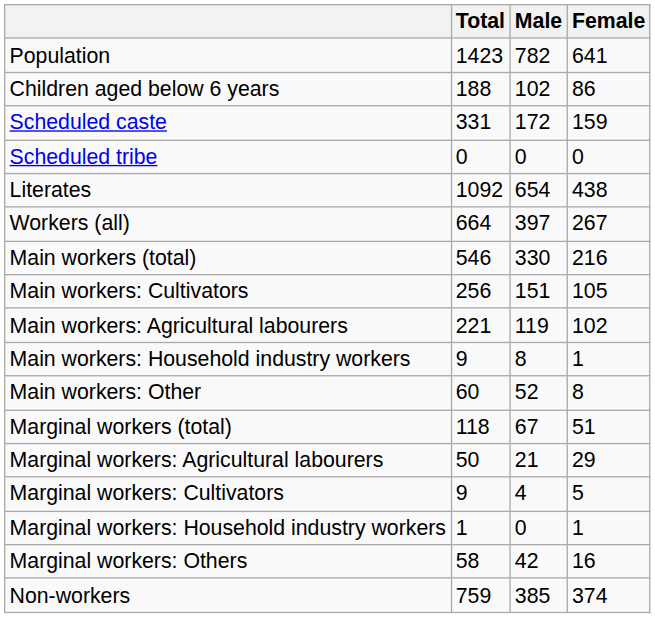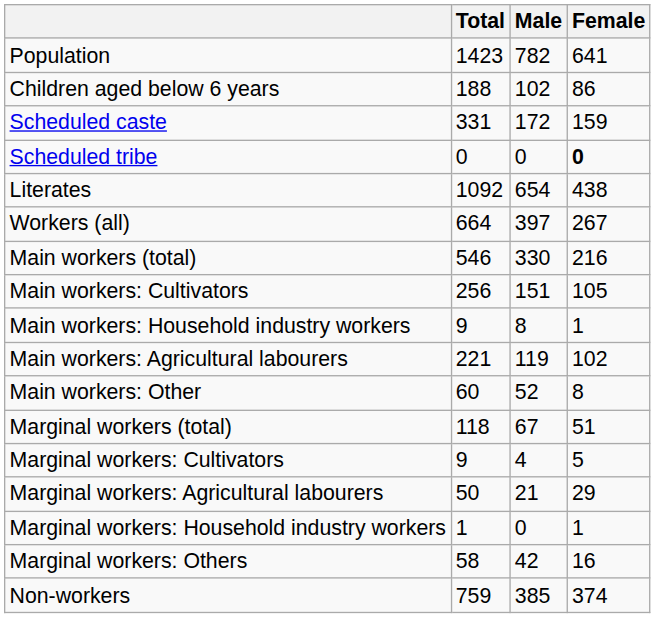(578, 156) normal -> (578, 156) bold
rows swapped: (179, 325) <-> (210, 358)
rows swapped: (147, 493) <-> (196, 460)
